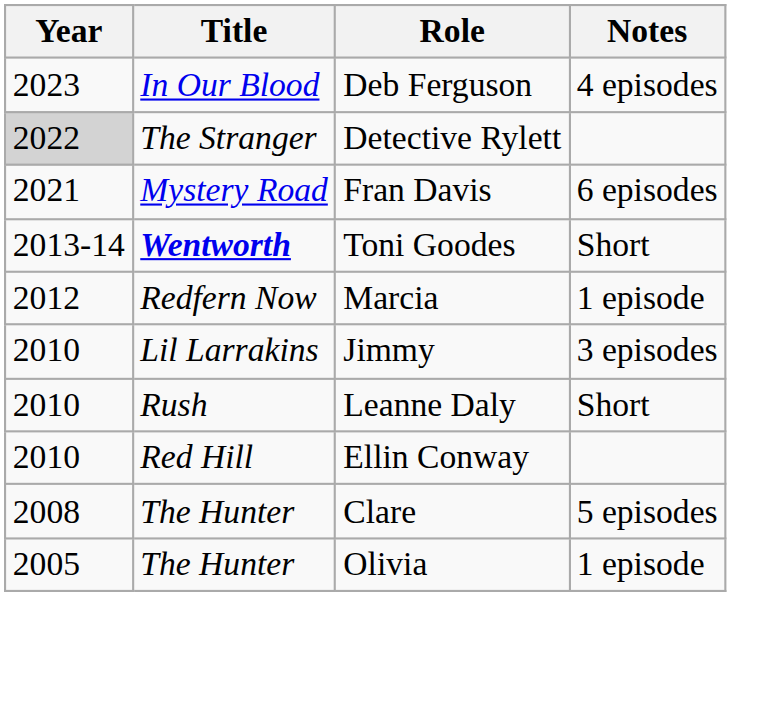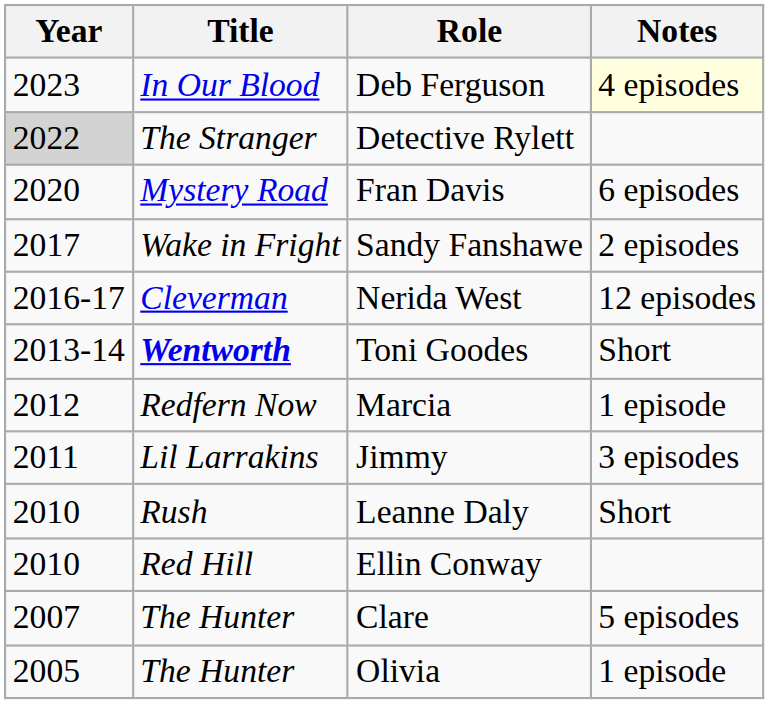(647, 84) no background -> (669, 84) lightyellow background
(46, 191) 2021 -> (46, 191) 2020
+ row: (469, 244)
+ row: (439, 297)
(46, 350) 2010 -> (46, 457) 2011
(46, 510) 2008 -> (46, 617) 2007
